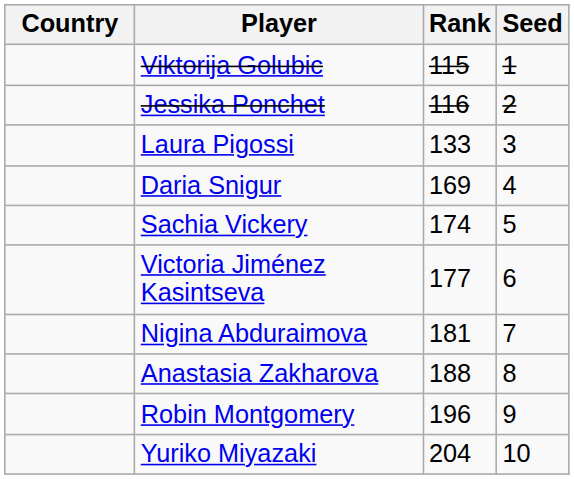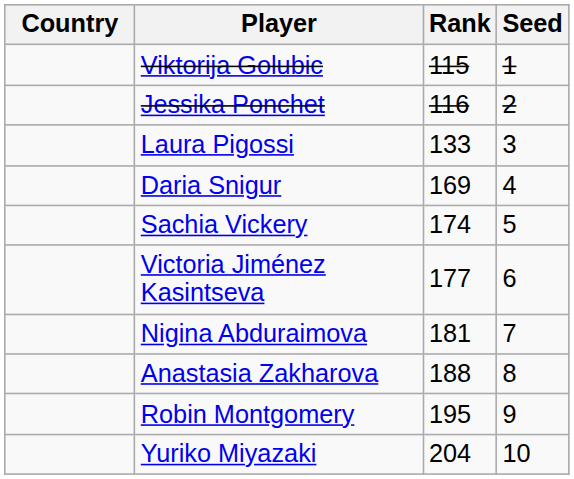(450, 413) 196 -> (450, 413) 195
